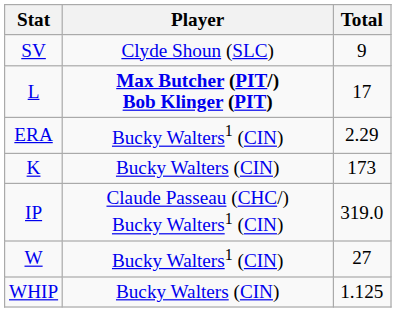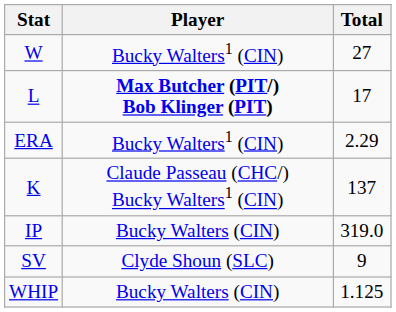rows swapped: (34, 258) <-> (34, 50)
(198, 168) Bucky Walters (CIN) -> (198, 186) Claude Passeau (CHC/) Bucky Walters1 (CIN)
(362, 168) 173 -> (362, 186) 137
(198, 212) Claude Passeau (CHC/) Bucky Walters1 (CIN) -> (198, 230) Bucky Walters (CIN)
